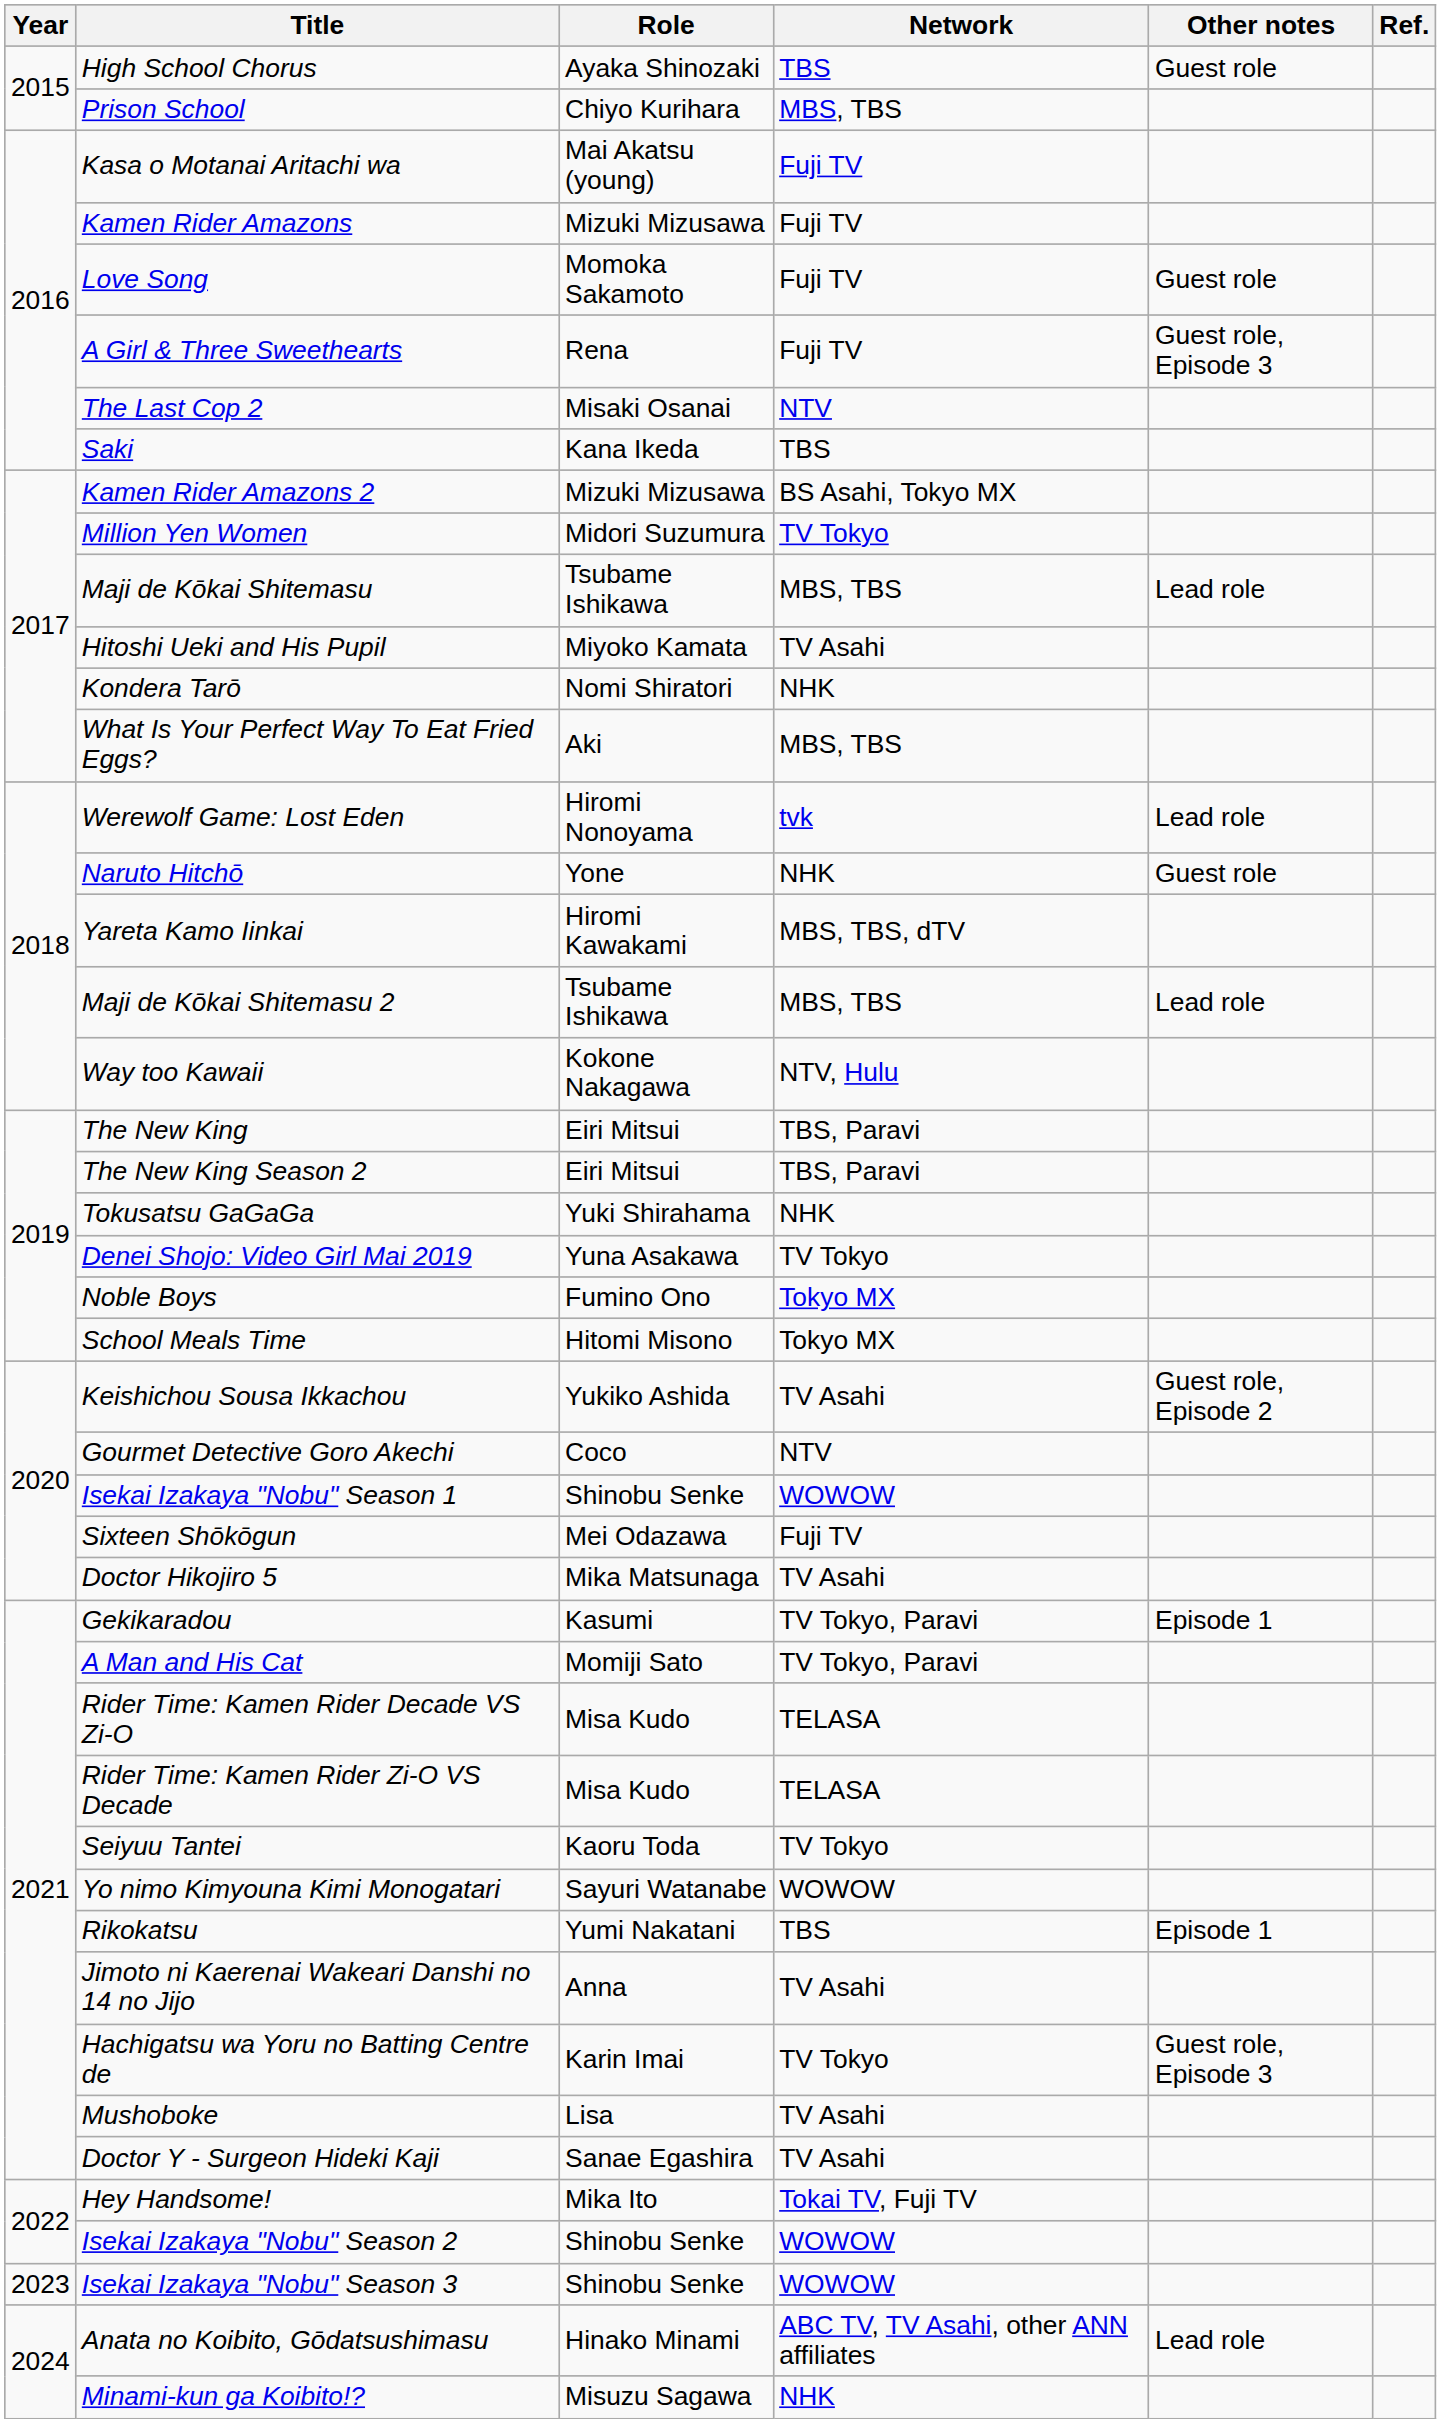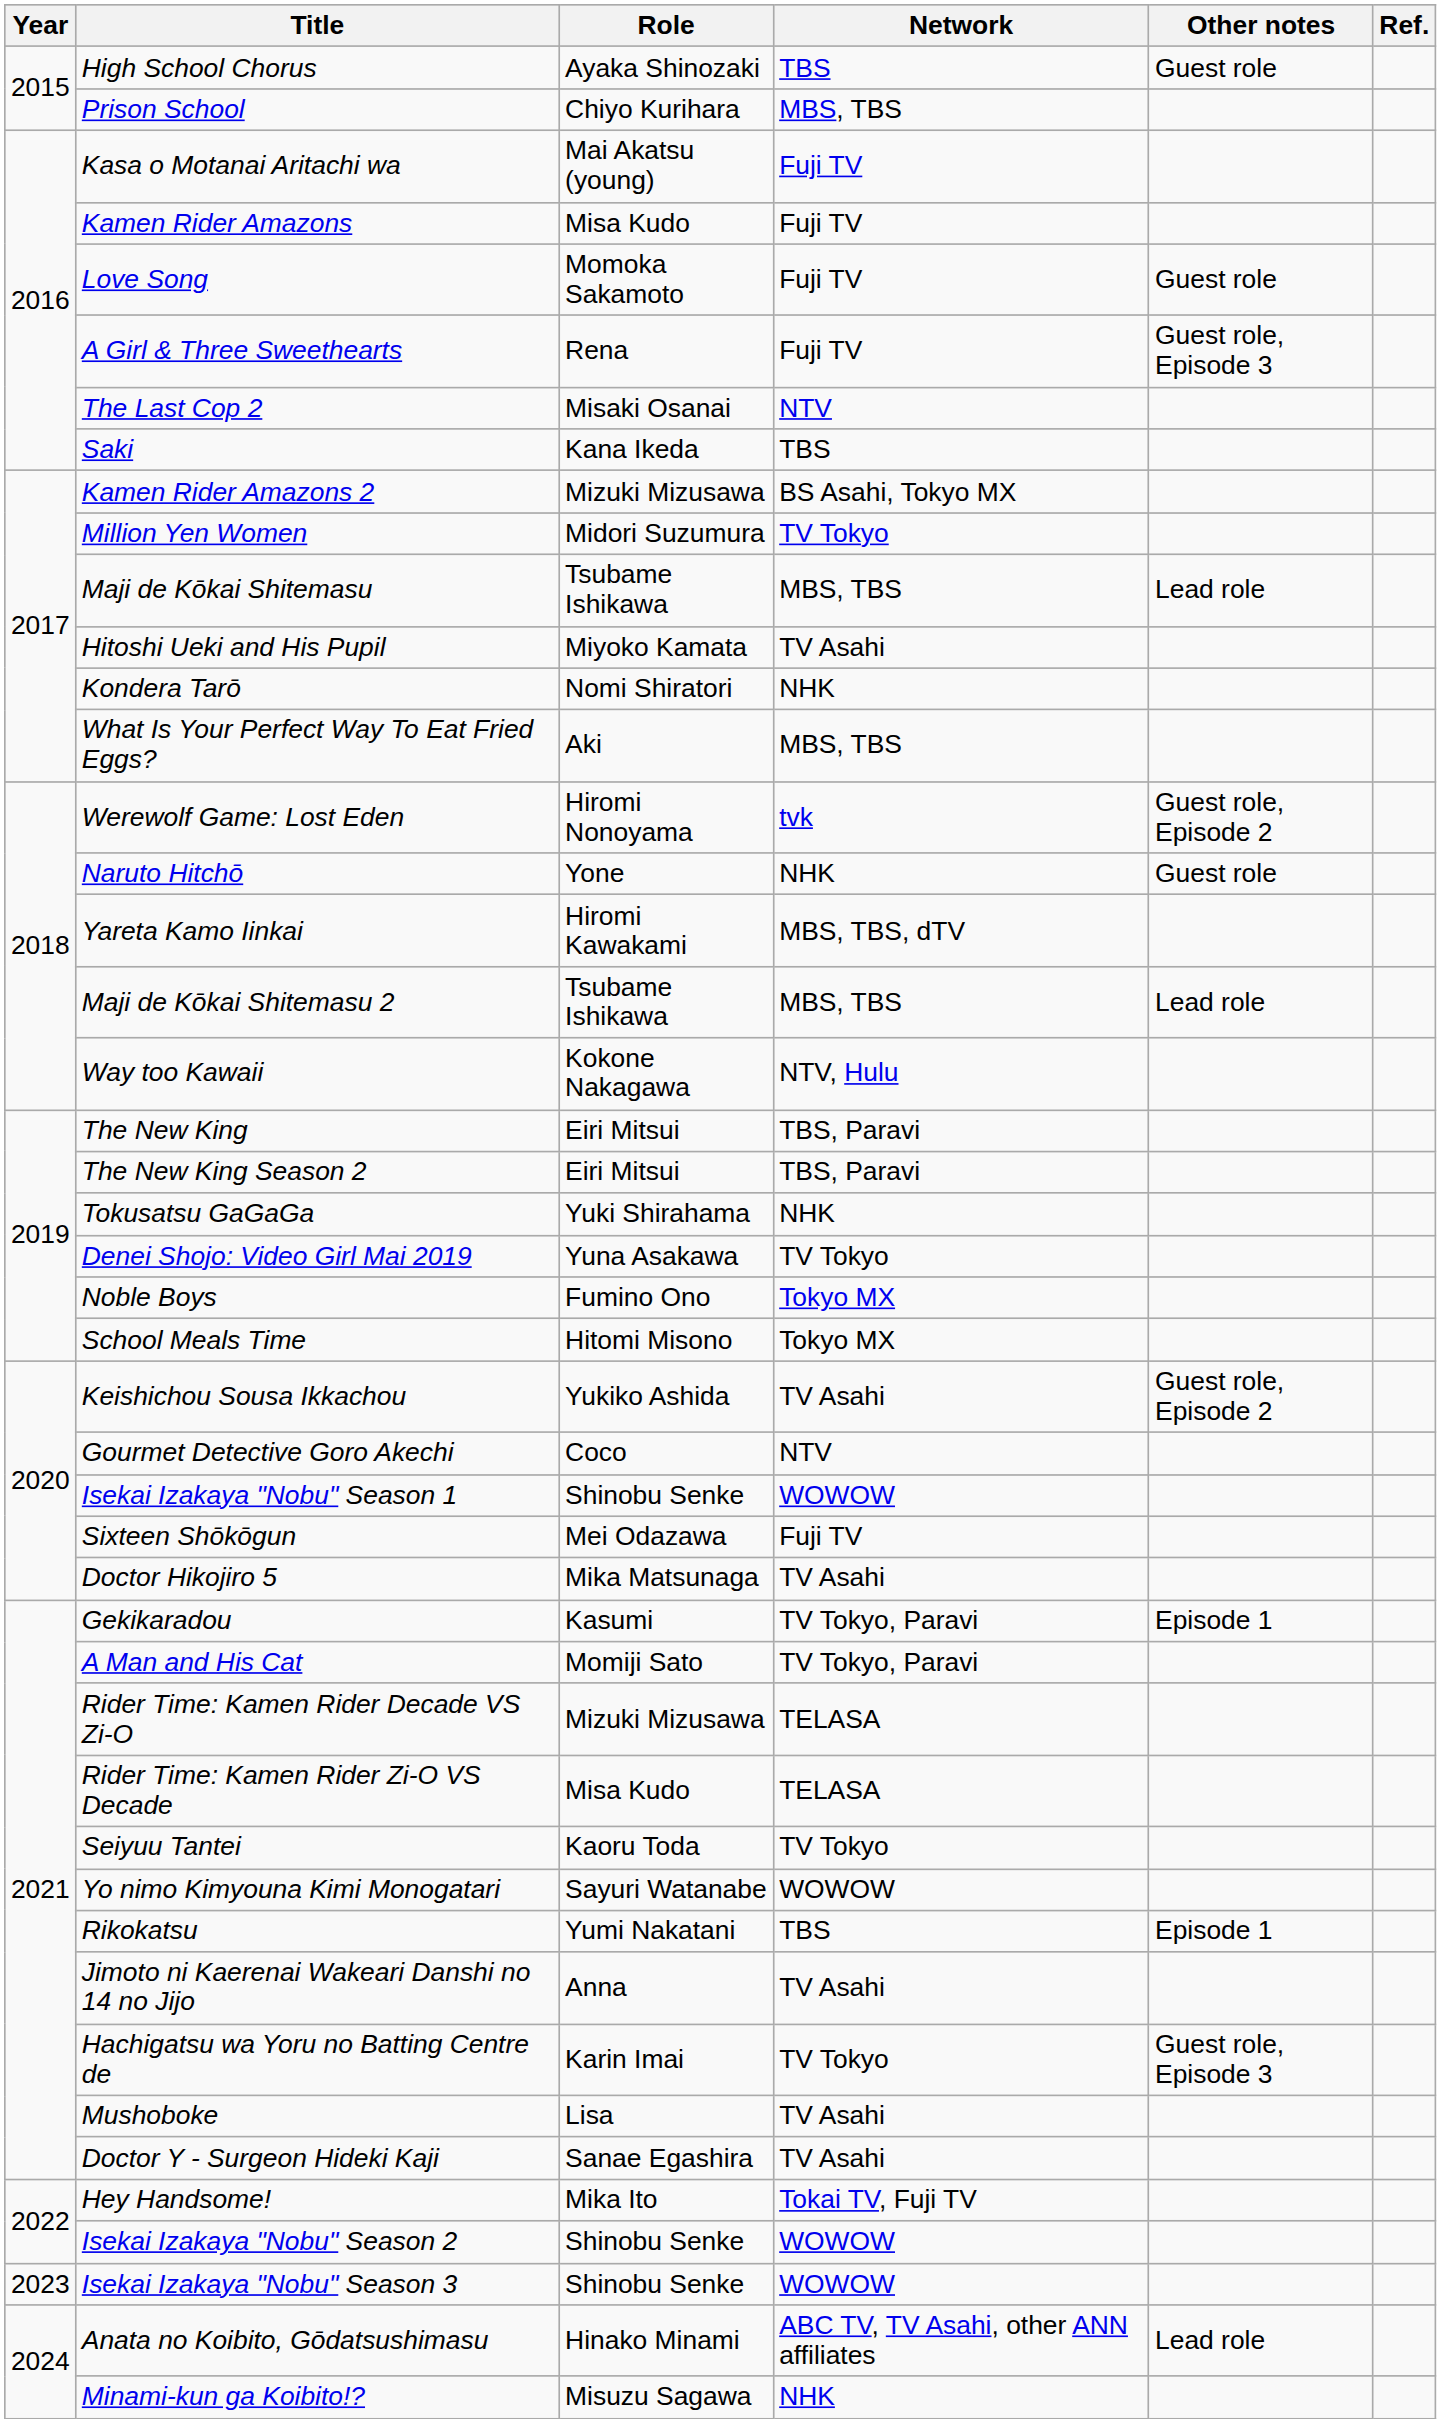(665, 222) Mizuki Mizusawa -> (627, 222) Misa Kudo
(1210, 816) Lead role -> (1220, 816) Guest role, Episode 2
(627, 1718) Misa Kudo -> (665, 1718) Mizuki Mizusawa
